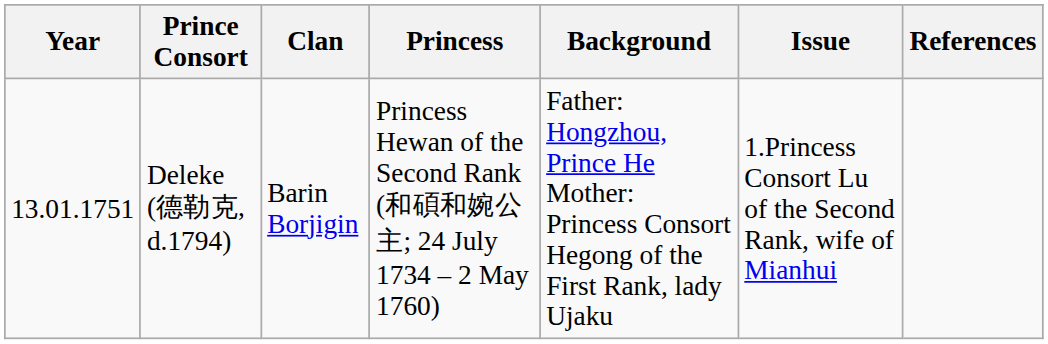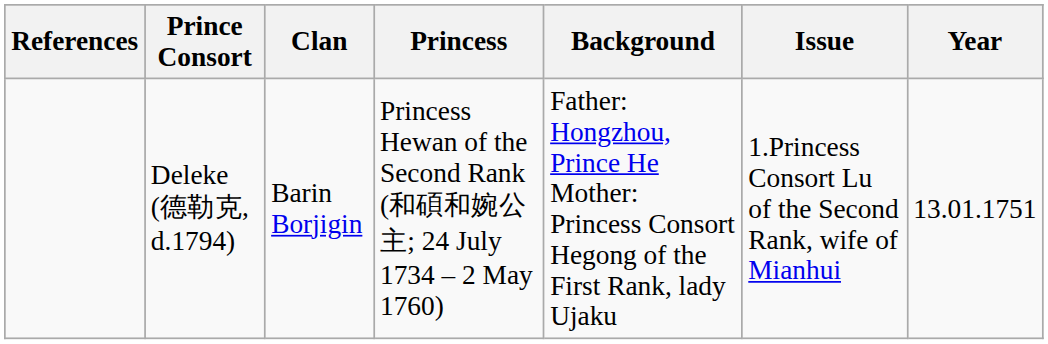columns swapped: (73, 41) <-> (973, 41)
